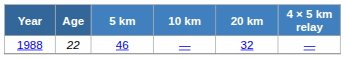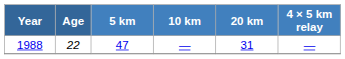(122, 45) 46 -> (122, 45) 47
(247, 45) 32 -> (247, 45) 31
